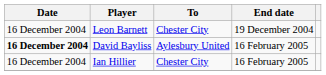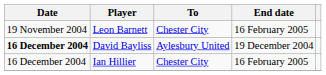(46, 29) 16 December 2004 -> (47, 29) 19 November 2004
(274, 29) 19 December 2004 -> (271, 29) 16 February 2005
(271, 45) 16 February 2005 -> (274, 45) 19 December 2004
